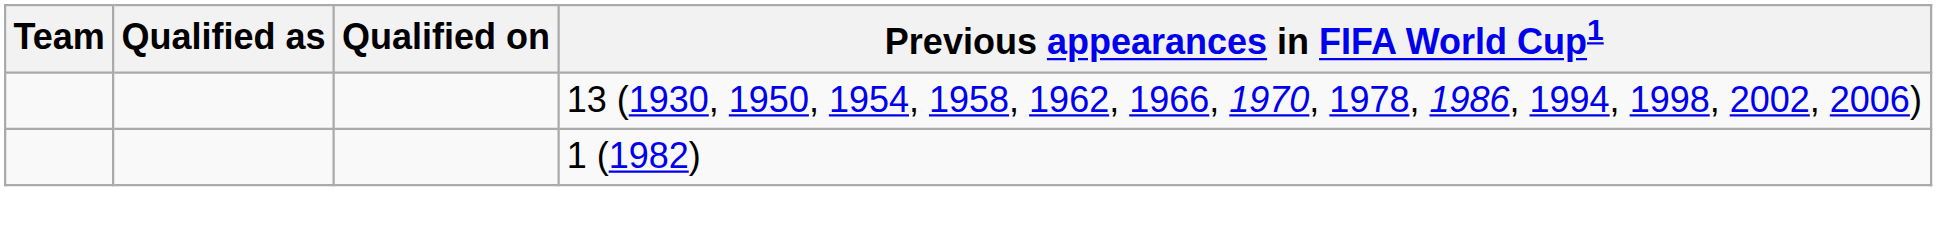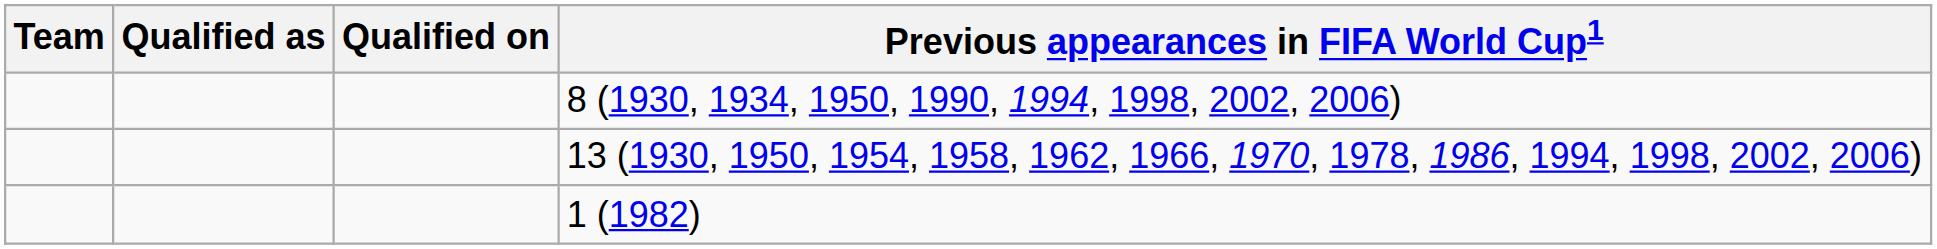+ row: (984, 99)
